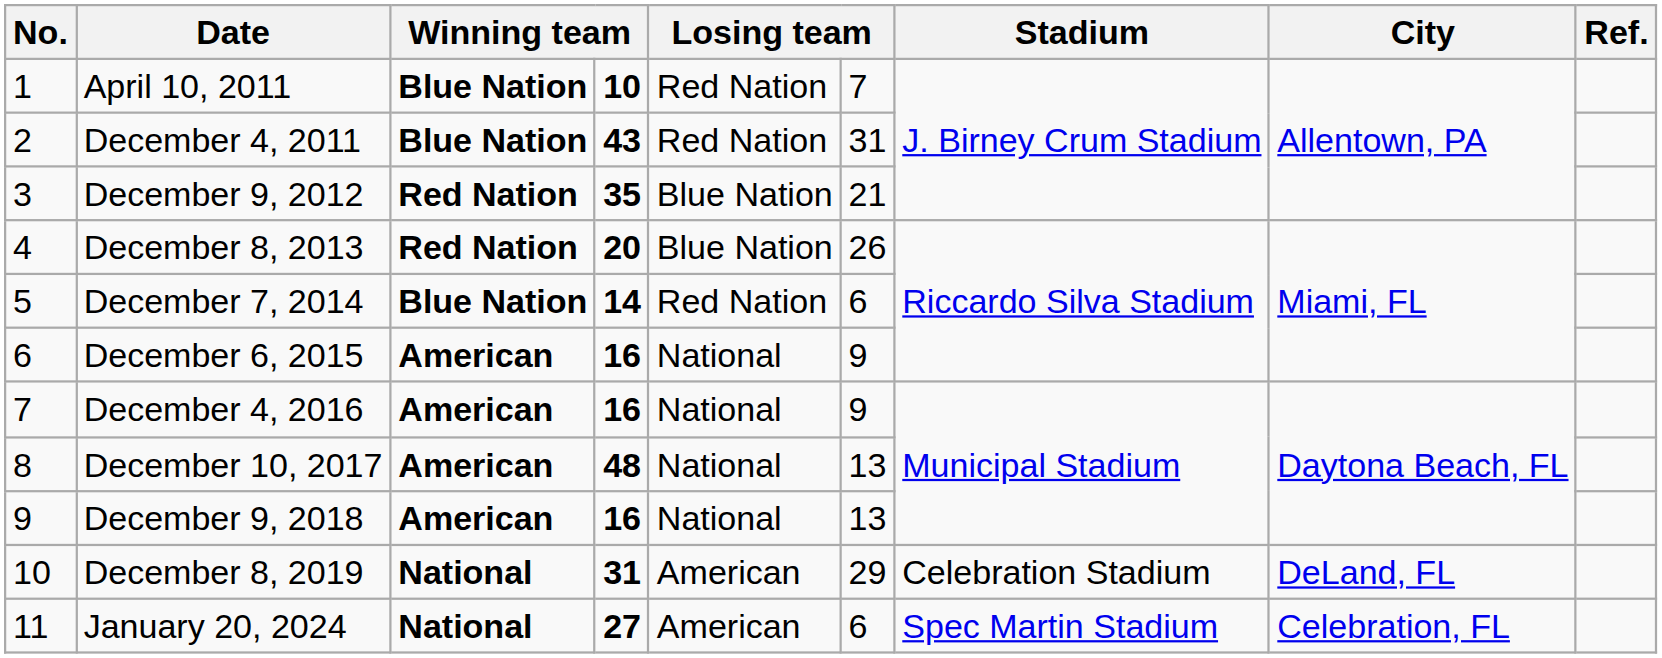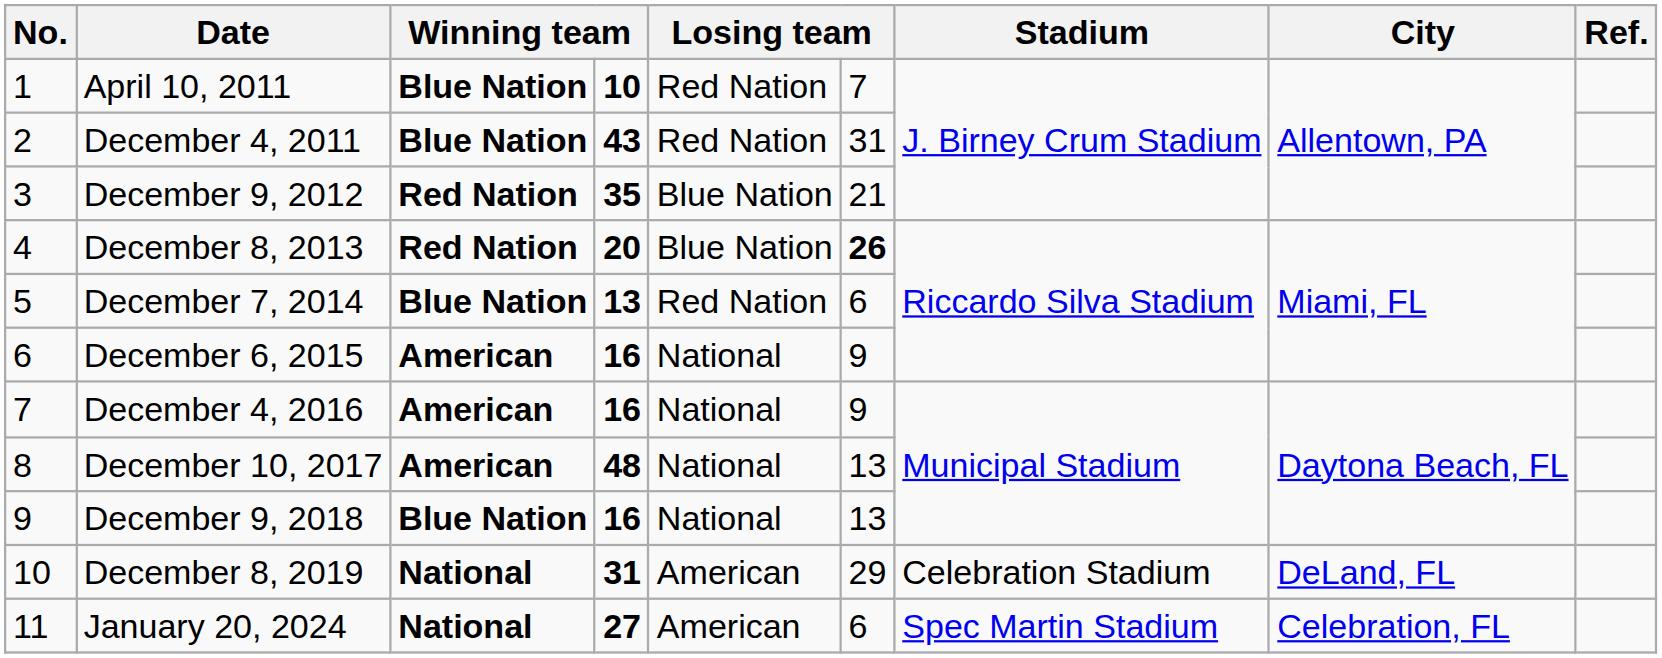(868, 248) normal -> (868, 248) bold
(622, 302) 14 -> (622, 302) 13
(476, 517) American -> (493, 517) Blue Nation
